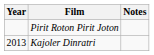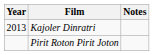rows swapped: (75, 27) <-> (63, 43)
